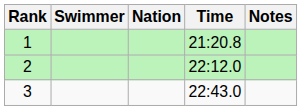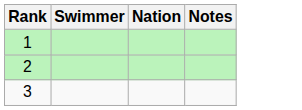- column: (215, 17)
